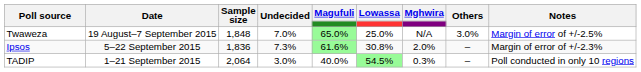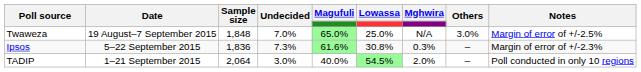(424, 47) 2.0% -> (424, 47) 0.3%
(424, 60) 0.3% -> (424, 60) 2.0%
